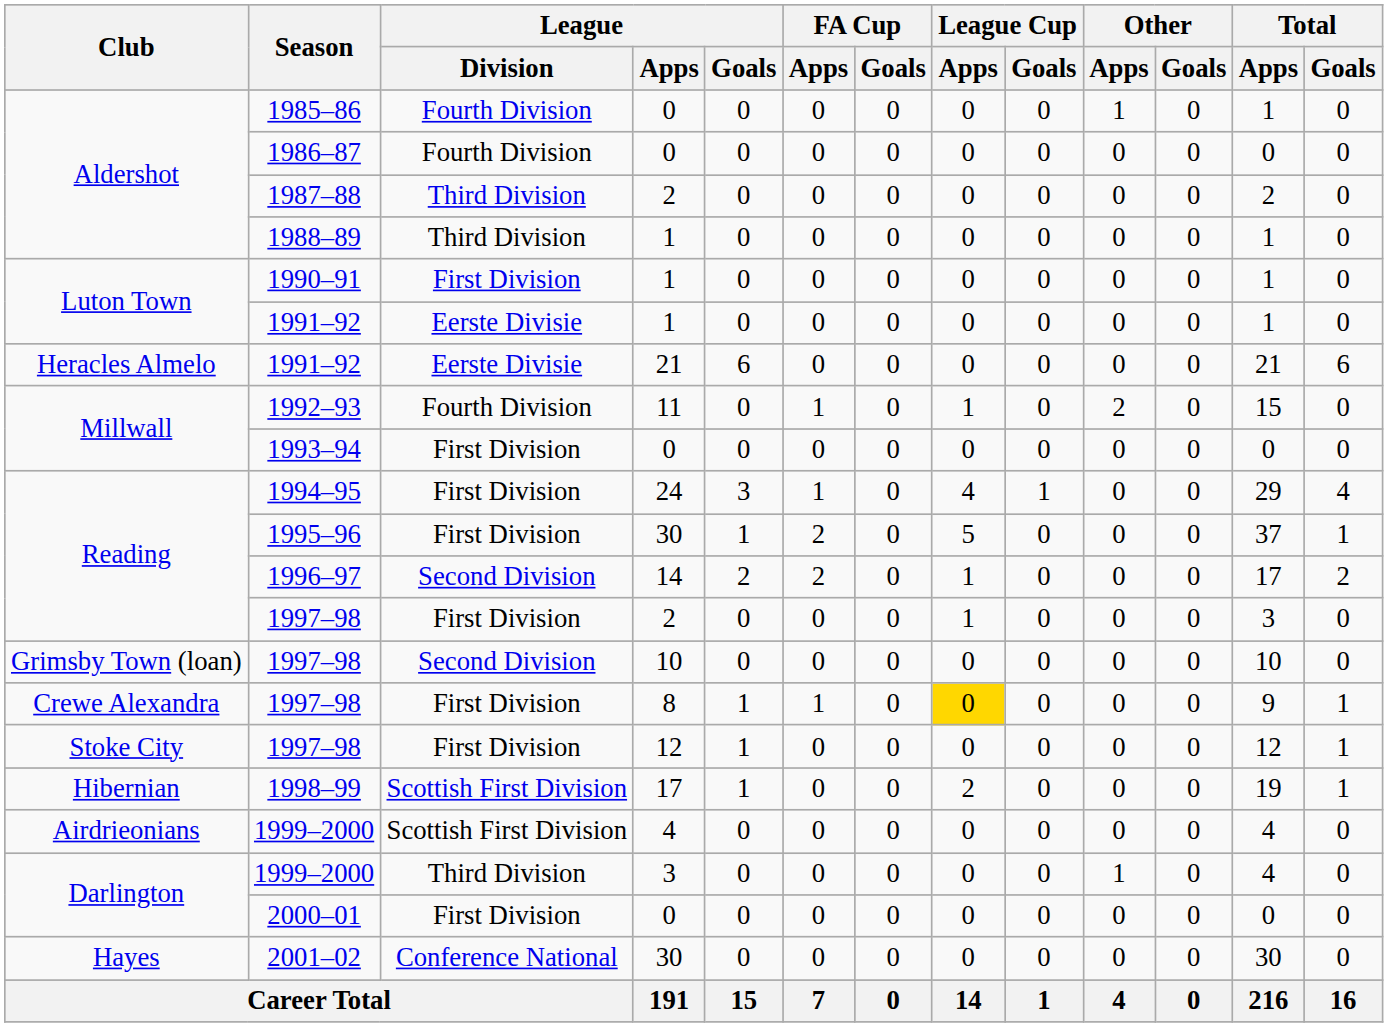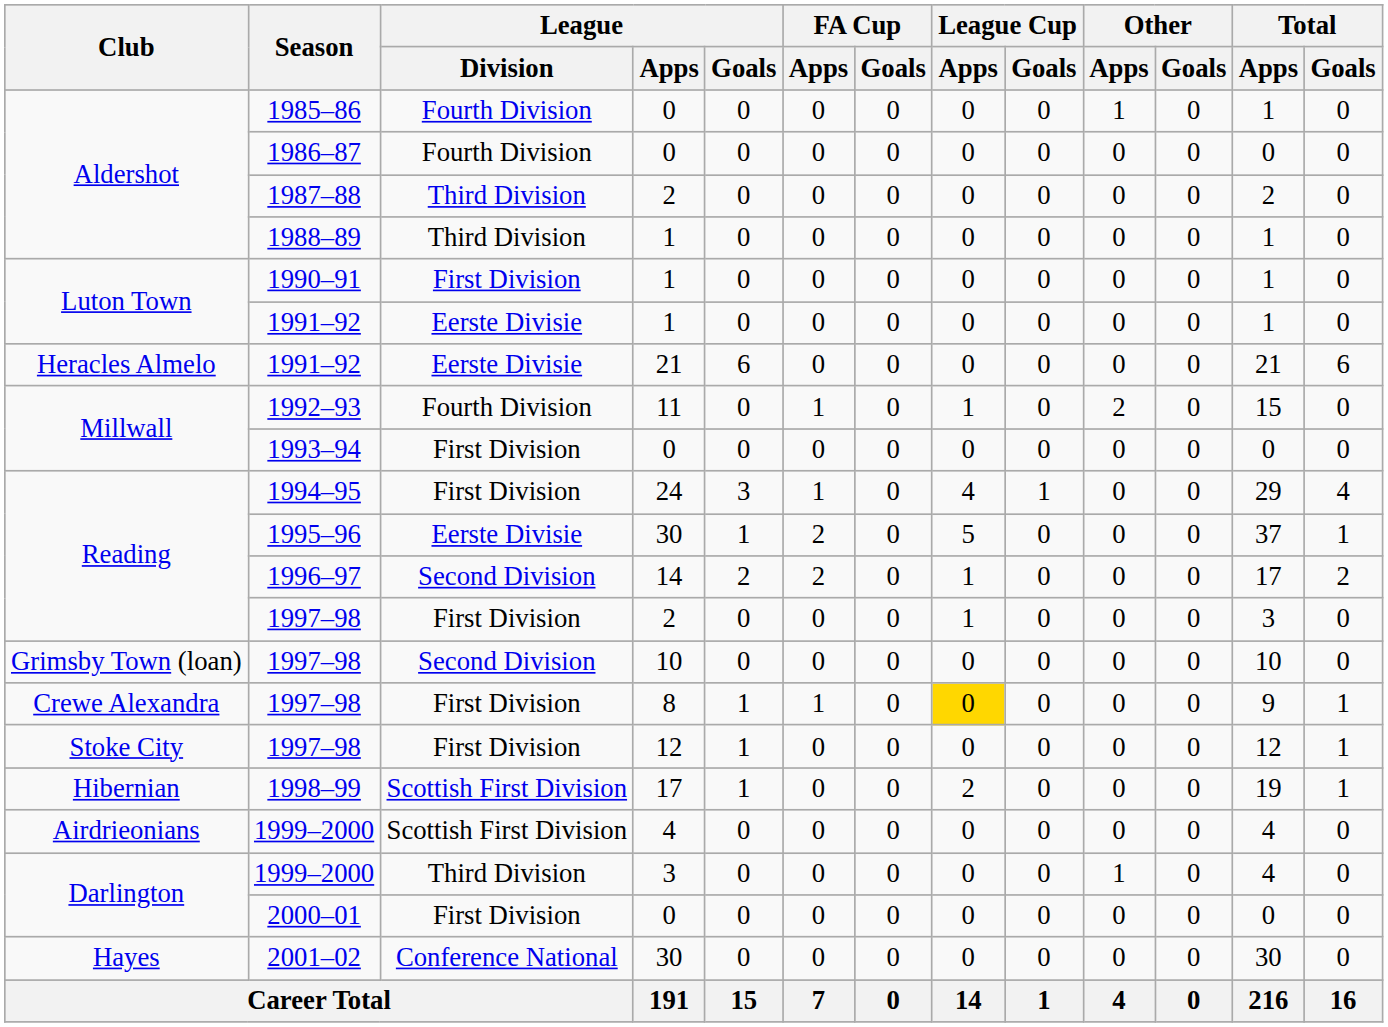(507, 534) First Division -> (507, 534) Eerste Divisie
